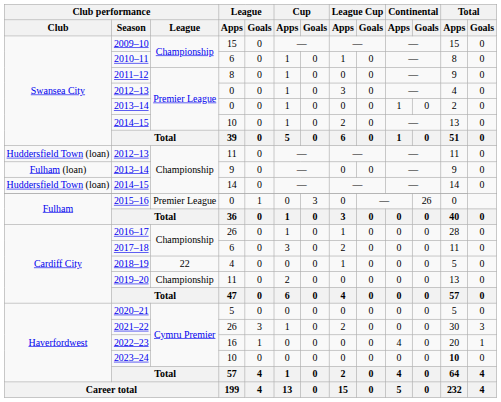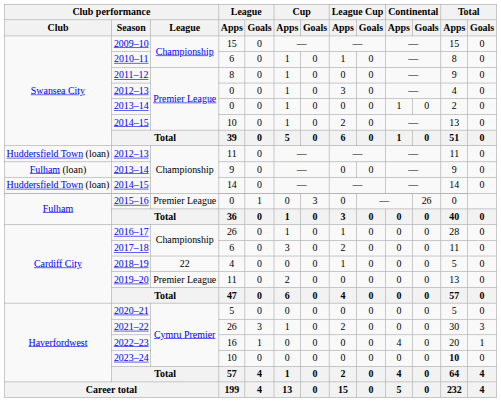(185, 279) Championship -> (185, 279) Premier League
